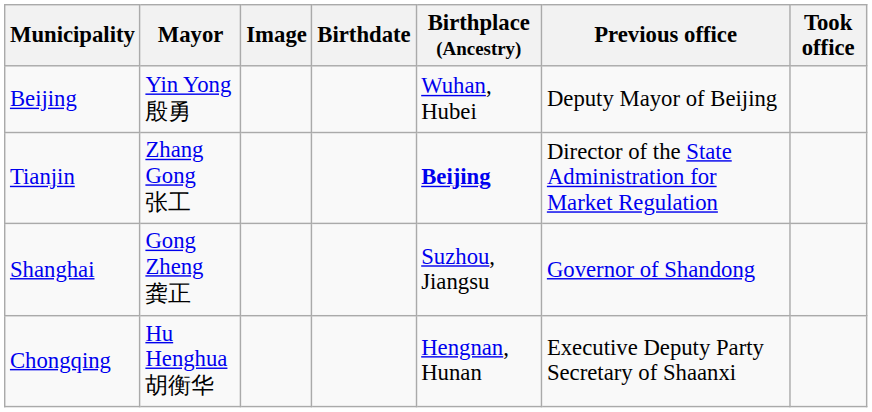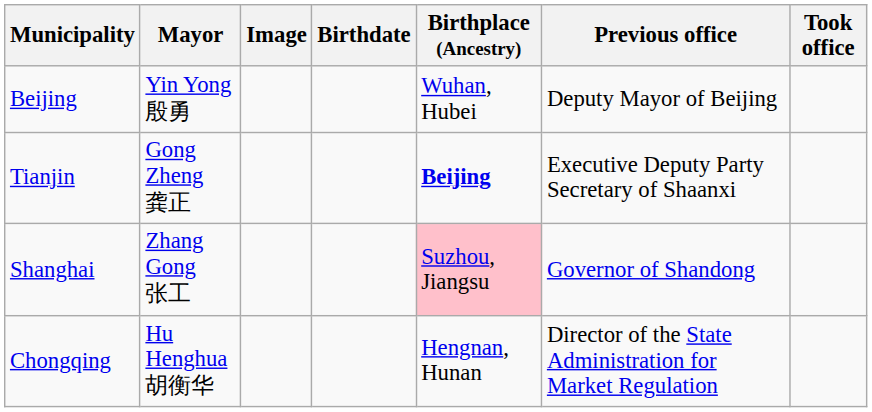(174, 176) Zhang Gong 张工 -> (174, 176) Gong Zheng 龚正
(639, 177) Director of the State Administration for Market Regulation -> (655, 177) Executive Deputy Party Secretary of Shaanxi
(174, 267) Gong Zheng 龚正 -> (174, 267) Zhang Gong 张工
(458, 269) no background -> (458, 269) pink background
(655, 360) Executive Deputy Party Secretary of Shaanxi -> (639, 360) Director of the State Administration for Market Regulation
